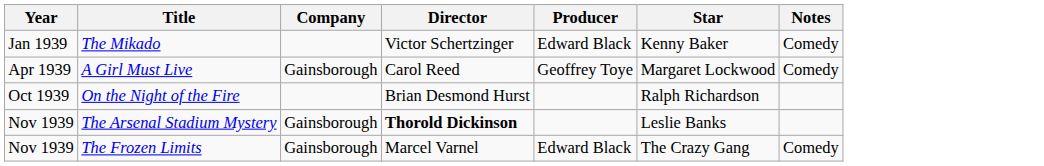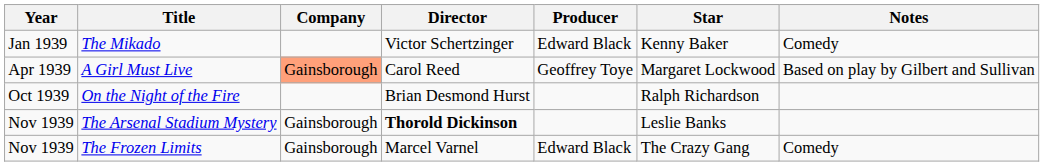(331, 69) no background -> (331, 69) lightsalmon background
(811, 69) Comedy -> (909, 69) Based on play by Gilbert and Sullivan
